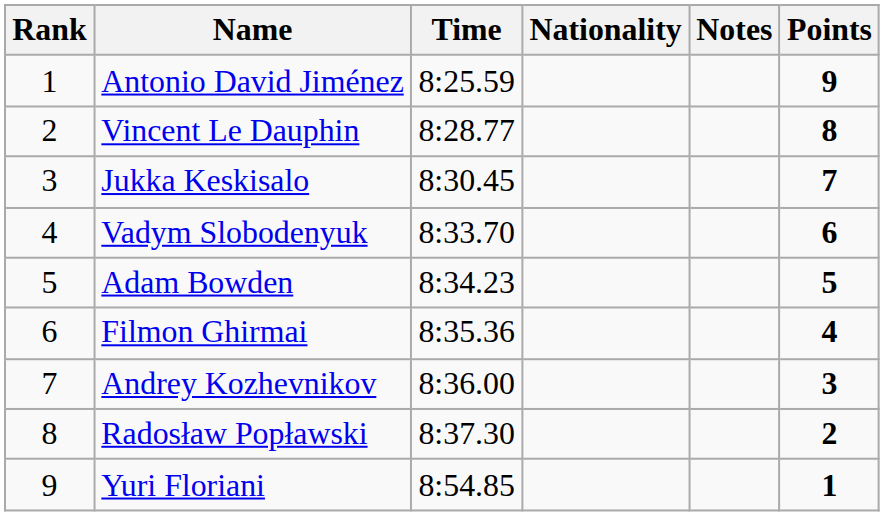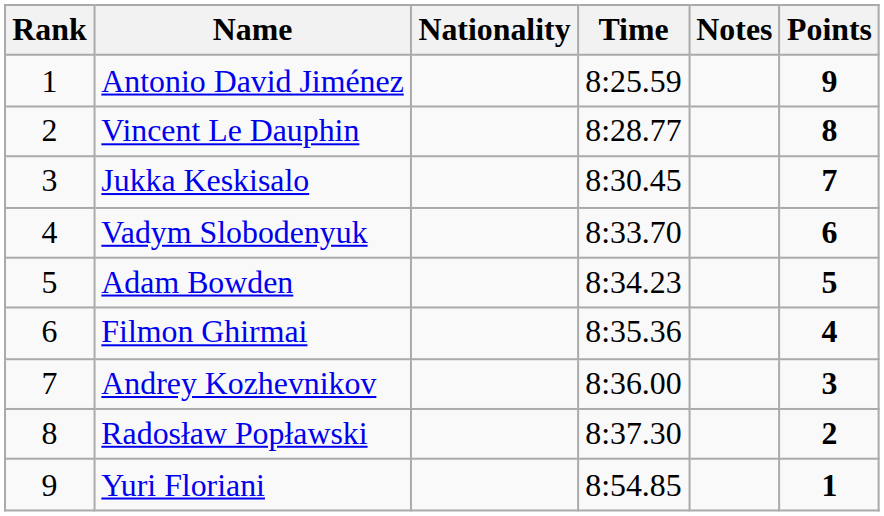columns swapped: (606, 29) <-> (467, 29)
